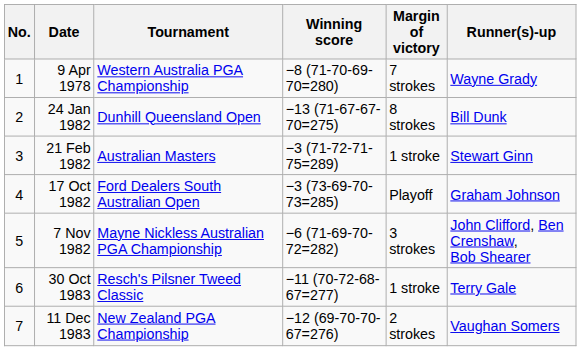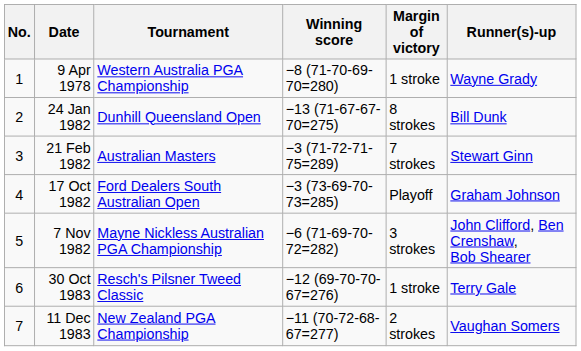(412, 79) 7 strokes -> (415, 79) 1 stroke
(415, 156) 1 stroke -> (412, 156) 7 strokes
(333, 288) −11 (70-72-68-67=277) -> (333, 288) −12 (69-70-70-67=276)
(333, 326) −12 (69-70-70-67=276) -> (333, 326) −11 (70-72-68-67=277)
